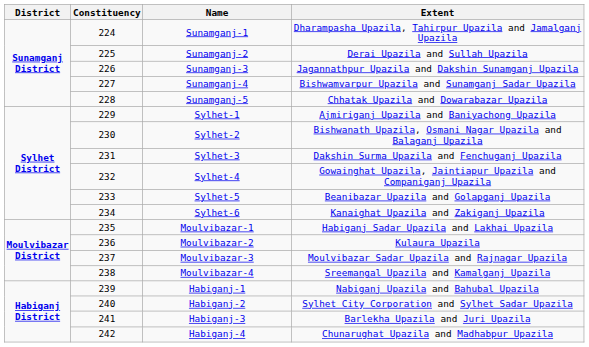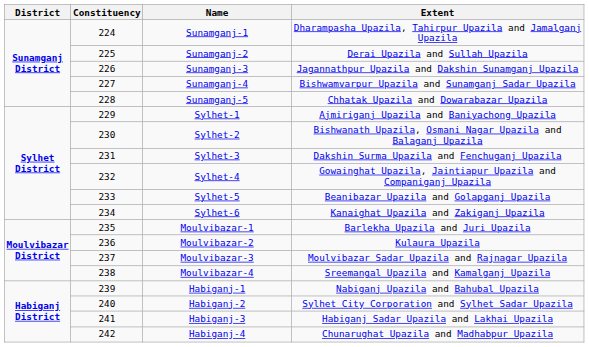(438, 227) Habiganj Sadar Upazila and Lakhai Upazila -> (438, 227) Barlekha Upazila and Juri Upazila
(438, 319) Barlekha Upazila and Juri Upazila -> (438, 319) Habiganj Sadar Upazila and Lakhai Upazila
